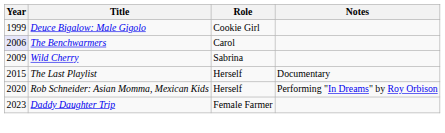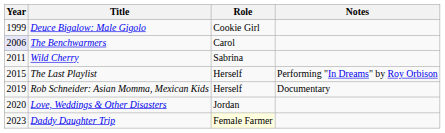(16, 58) 2009 -> (16, 58) 2011
(304, 74) Documentary -> (357, 74) Performing "In Dreams" by Roy Orbison
(16, 89) 2020 -> (16, 89) 2019
(357, 89) Performing "In Dreams" by Roy Orbison -> (304, 89) Documentary
+ row: (99, 105)
(243, 105) no background -> (243, 120) lightyellow background
